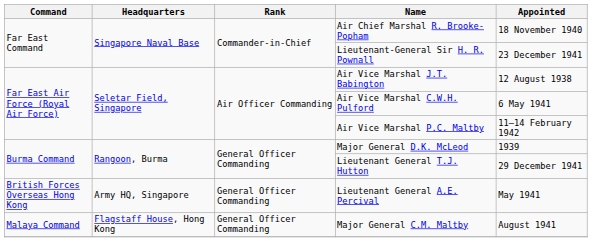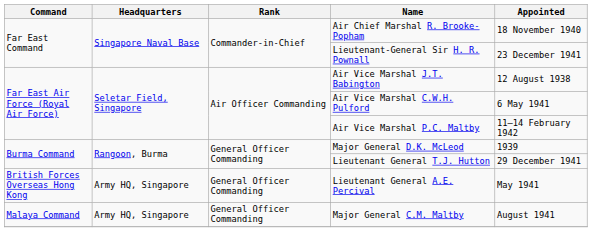(149, 225) Flagstaff House, Hong Kong -> (142, 215) Army HQ, Singapore
